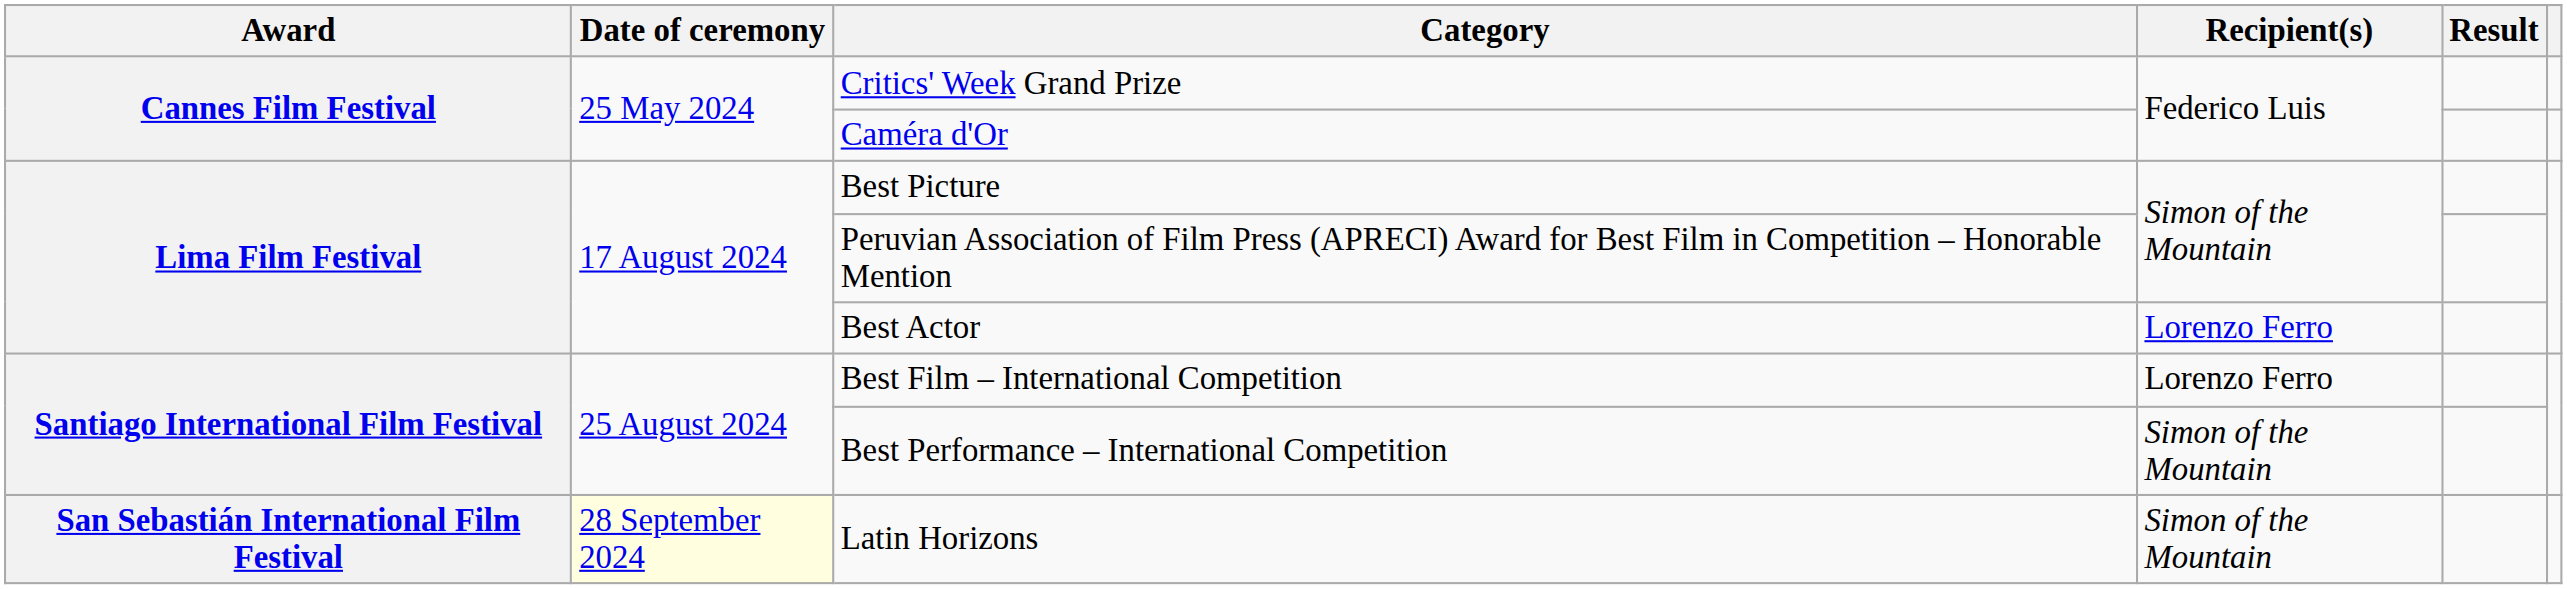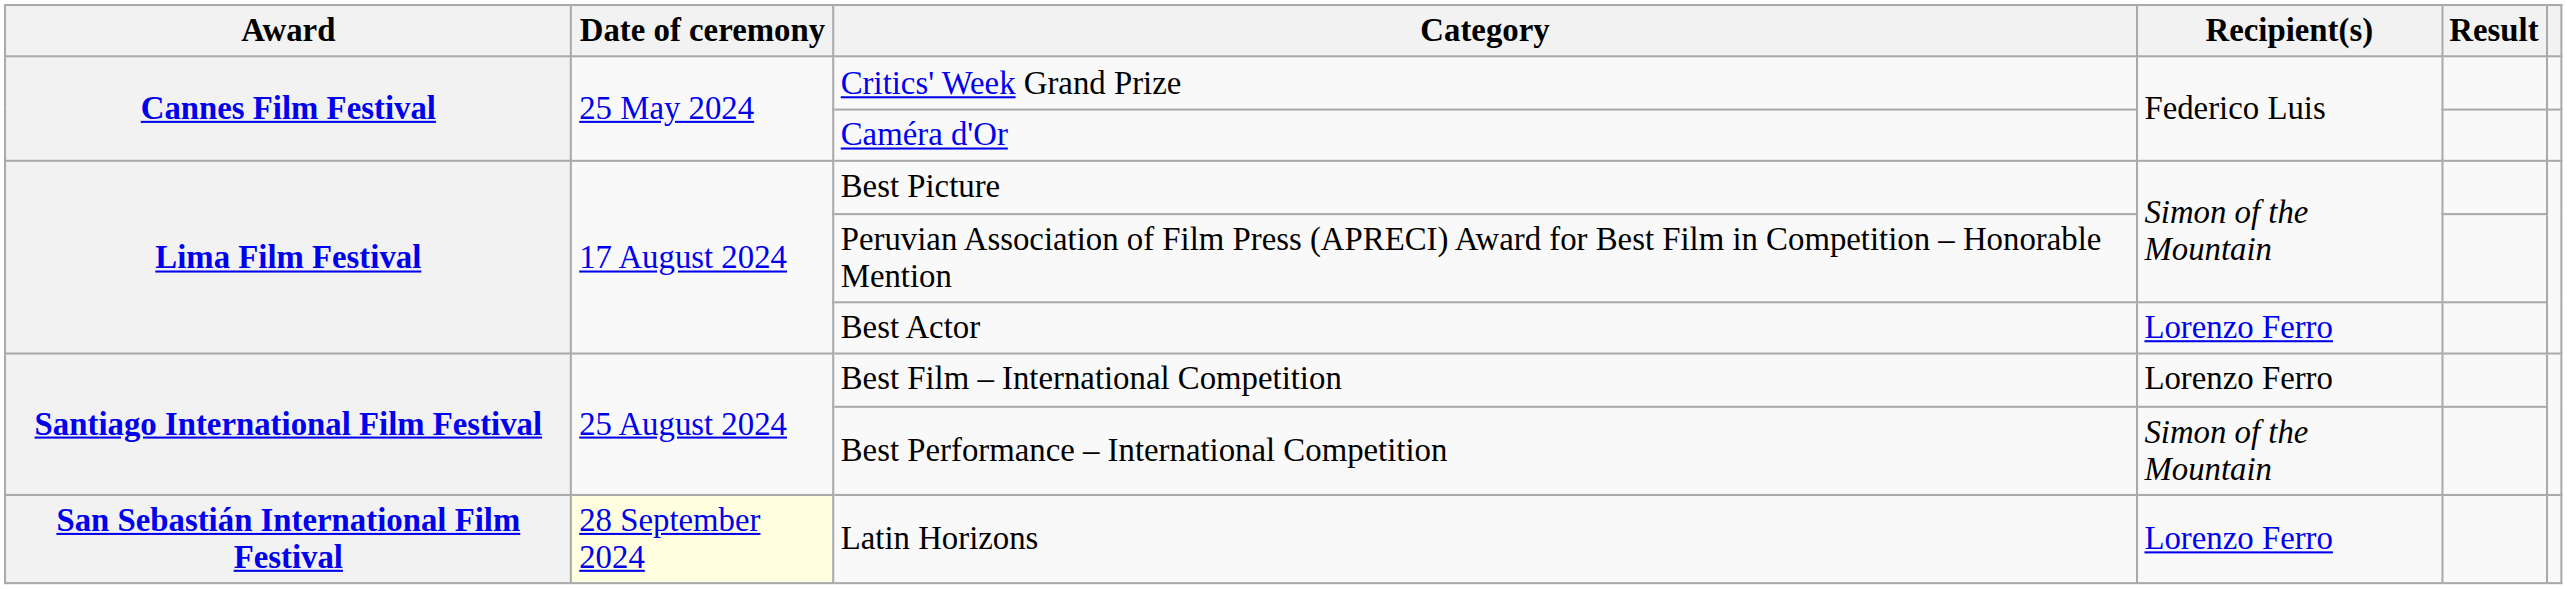(2226, 538) Simon of the Mountain -> (2239, 538) Lorenzo Ferro
